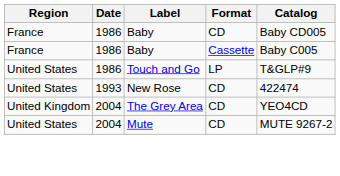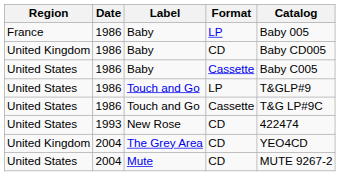+ row: (140, 32)
(25, 32) France -> (49, 50) United Kingdom
(25, 50) France -> (42, 69) United States
+ row: (163, 106)
